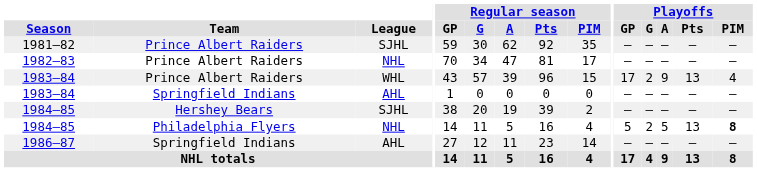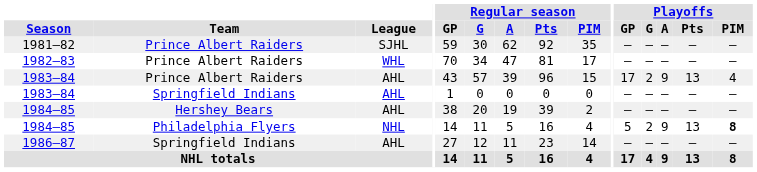(394, 61) NHL -> (394, 61) WHL
(394, 77) WHL -> (394, 77) AHL
(394, 110) SJHL -> (394, 110) AHL
(665, 126) 5 -> (665, 126) 9
